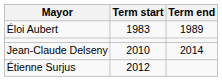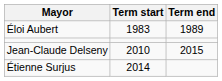(192, 51) 2014 -> (192, 51) 2015
(138, 67) 2012 -> (138, 67) 2014
